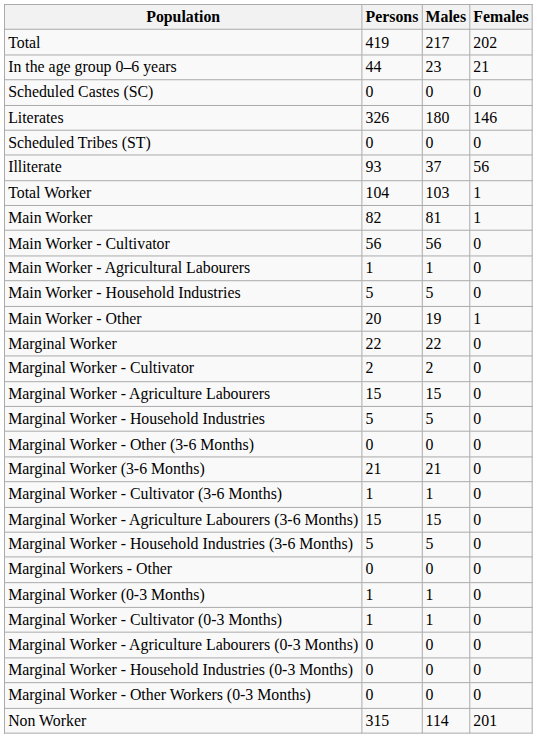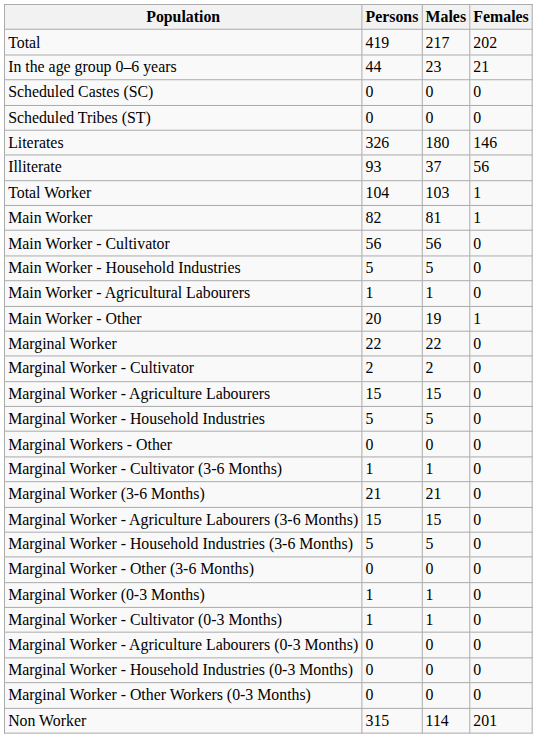rows swapped: (79, 142) <-> (36, 117)
rows swapped: (129, 268) <-> (124, 293)
rows swapped: (90, 569) <-> (131, 444)
rows swapped: (106, 469) <-> (145, 494)
